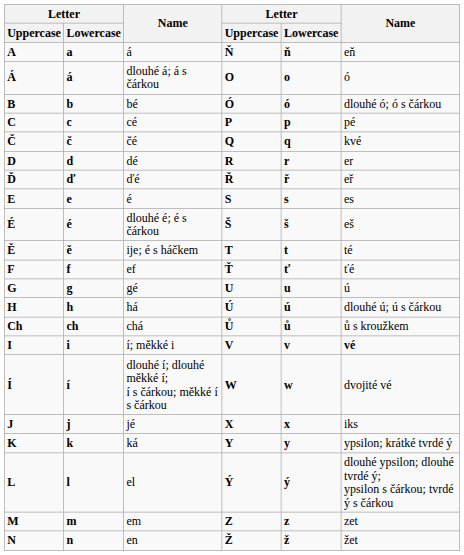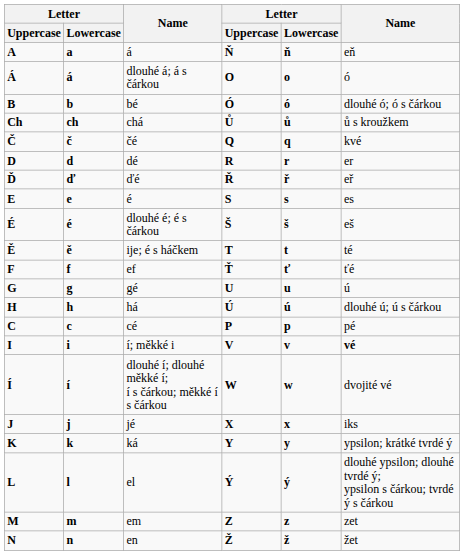rows swapped: (132, 122) <-> (135, 326)
